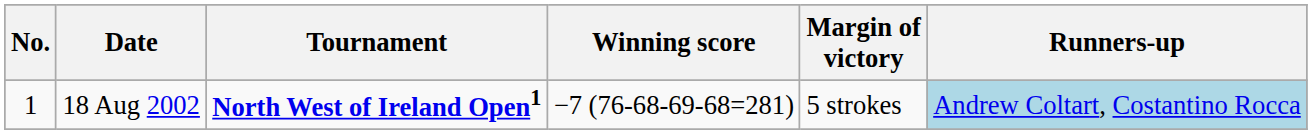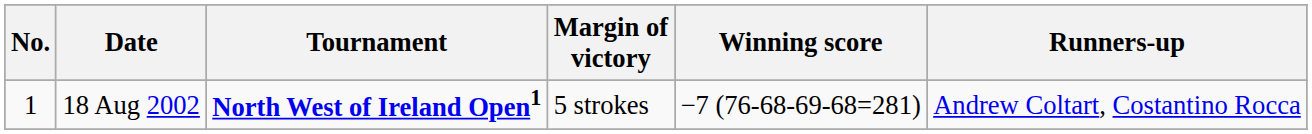columns swapped: (674, 42) <-> (864, 42)
(1117, 104) lightblue background -> (1117, 104) no background
